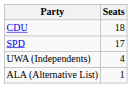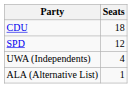(120, 43) 17 -> (120, 43) 12
